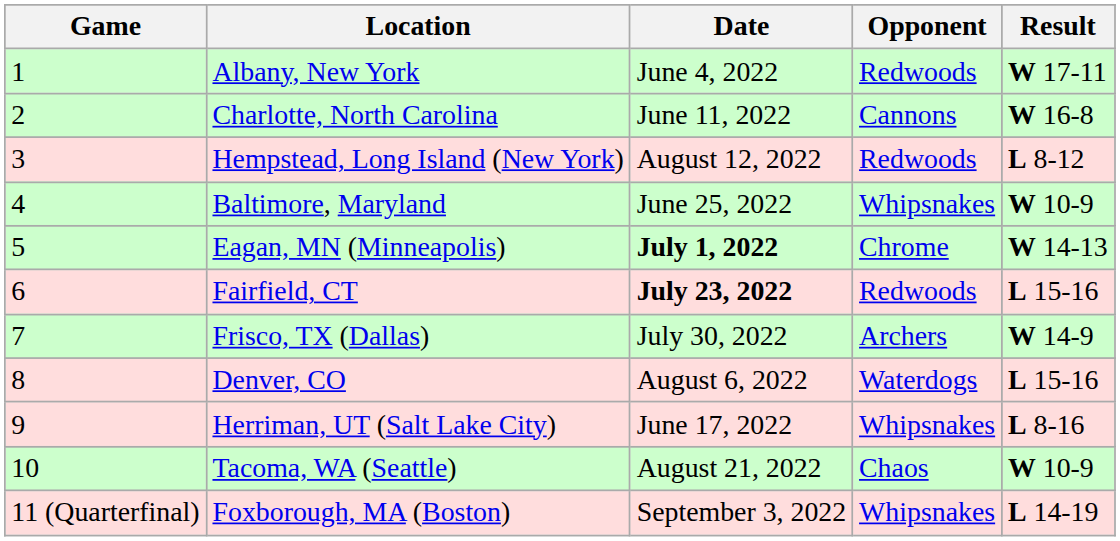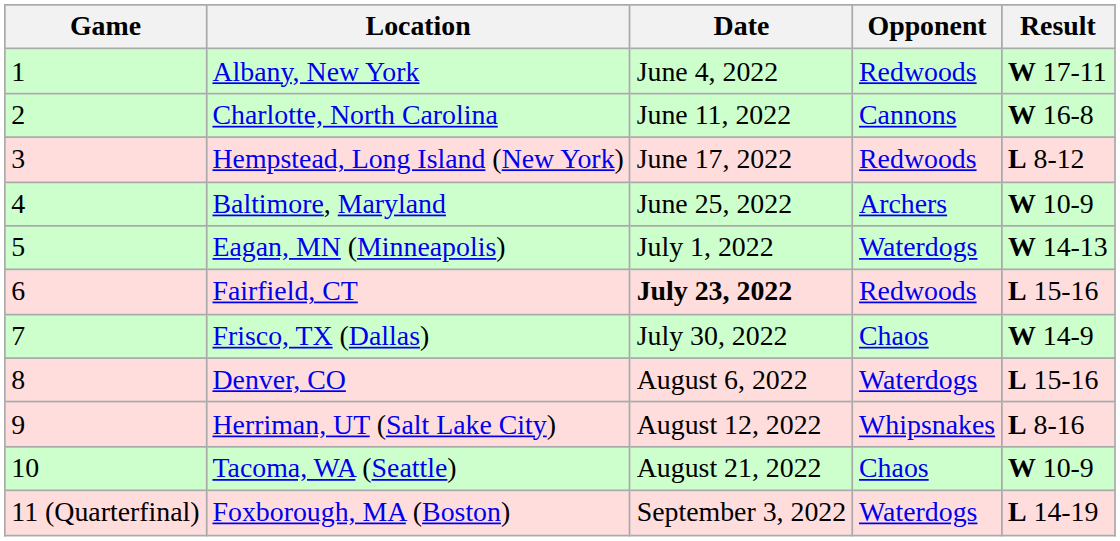(729, 159) August 12, 2022 -> (714, 159) June 17, 2022
(927, 203) Whipsnakes -> (903, 203) Archers
(707, 247) bold -> (705, 247) normal
(904, 247) Chrome -> (918, 247) Waterdogs
(903, 335) Archers -> (894, 335) Chaos
(714, 423) June 17, 2022 -> (729, 423) August 12, 2022
(927, 512) Whipsnakes -> (918, 512) Waterdogs
